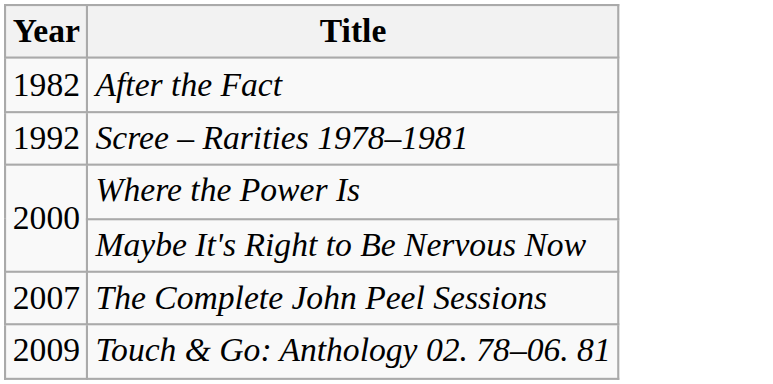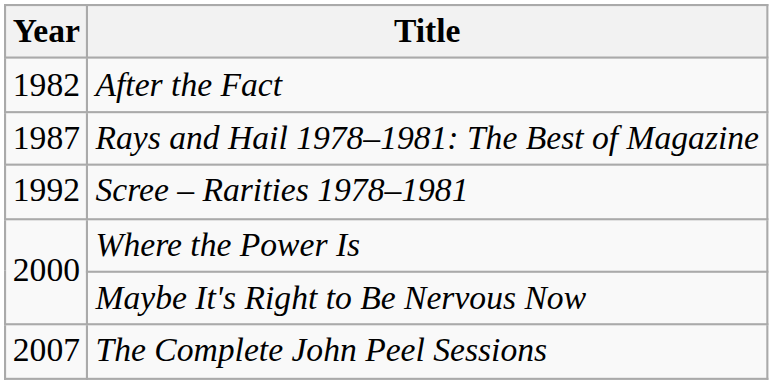+ row: (427, 137)
- row: (353, 350)
